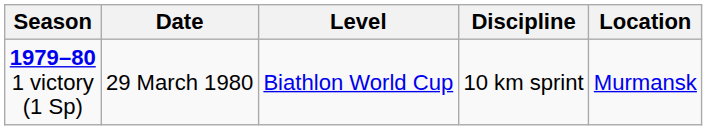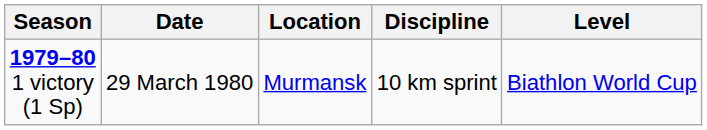columns swapped: (645, 22) <-> (358, 22)
